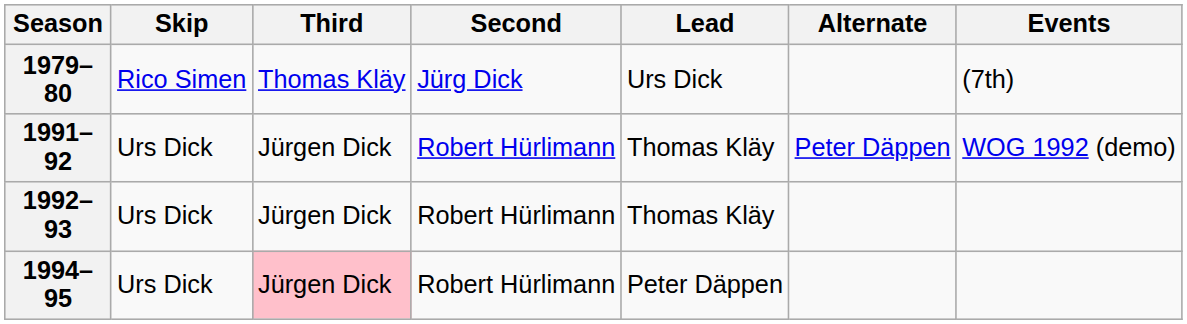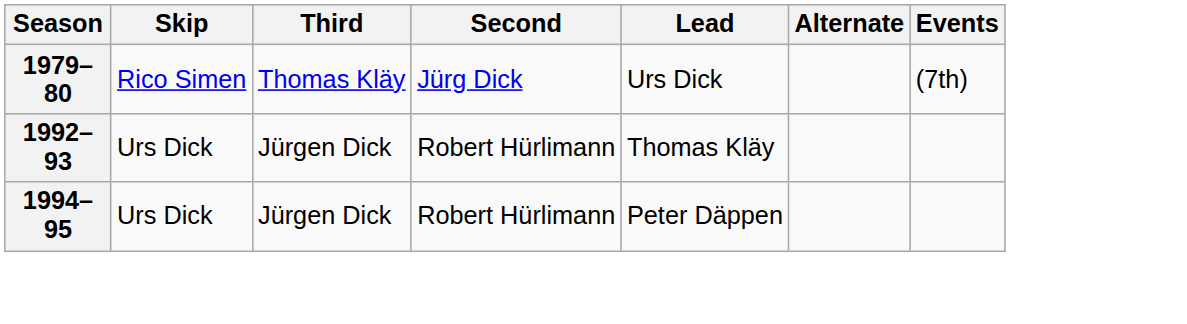- row: (58, 147)
(325, 284) pink background -> (325, 215) no background
